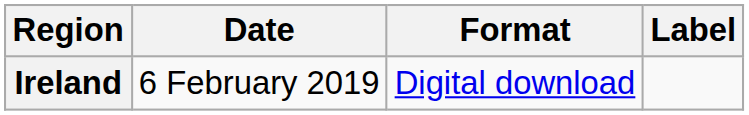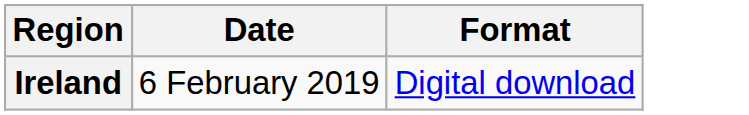- column: (693, 30)
